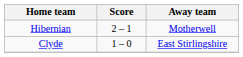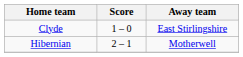rows swapped: (51, 44) <-> (51, 28)
